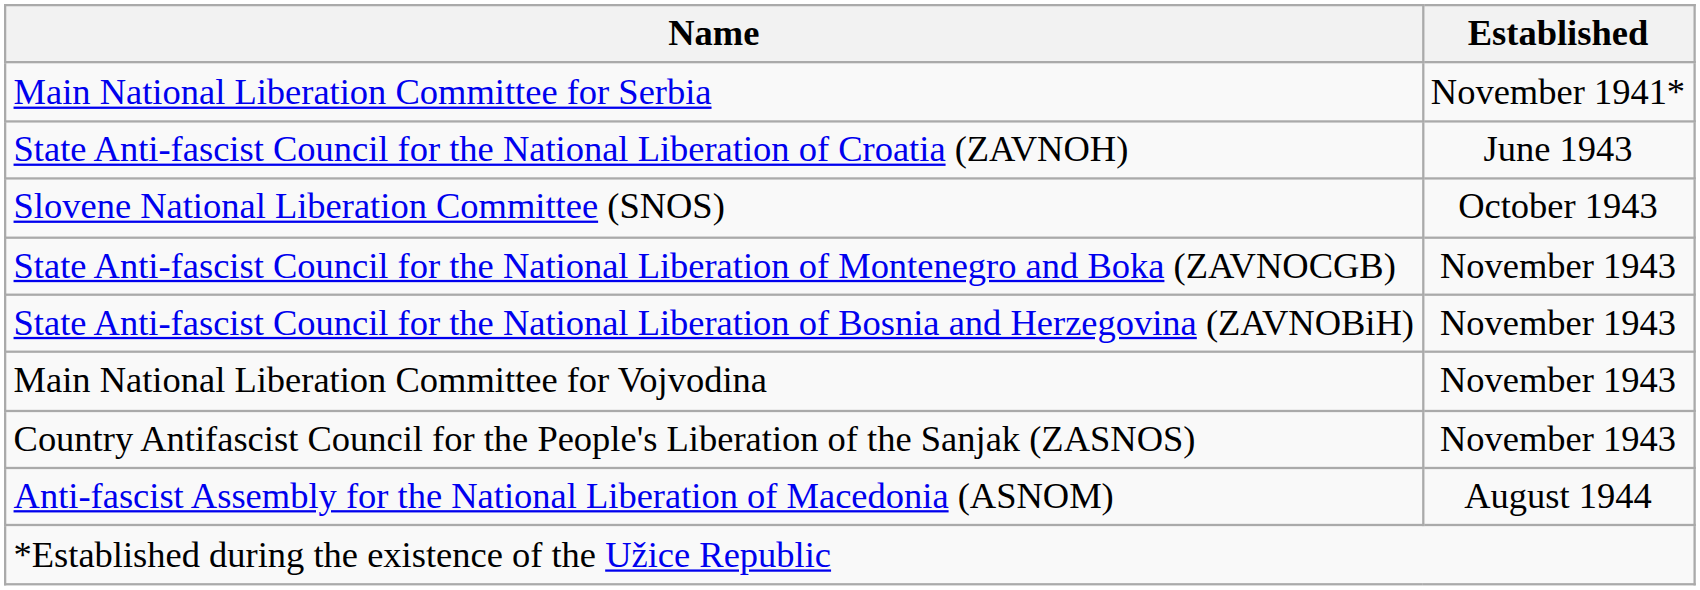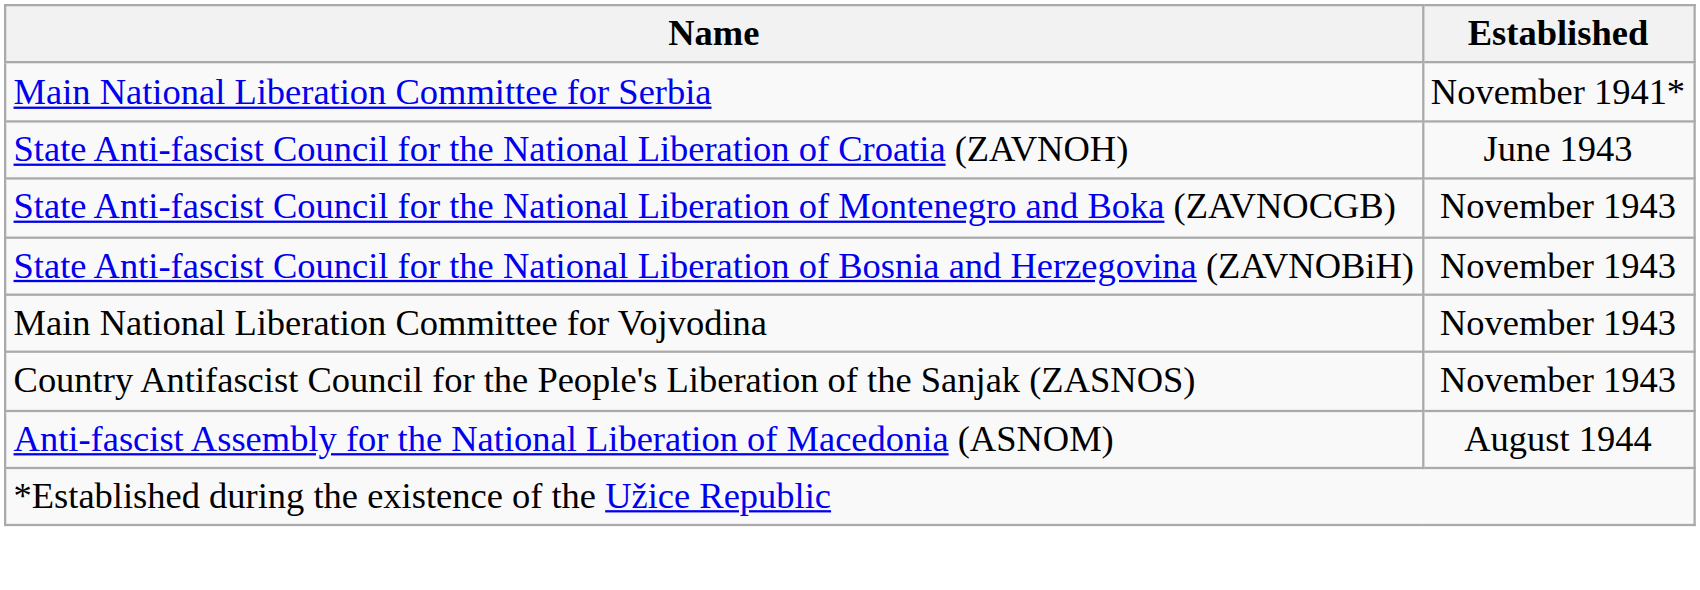- row: (369, 206)
